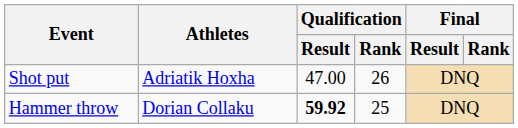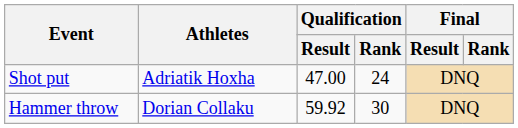(380, 79) 26 -> (380, 79) 24
(326, 108) bold -> (326, 108) normal
(380, 108) 25 -> (380, 108) 30
